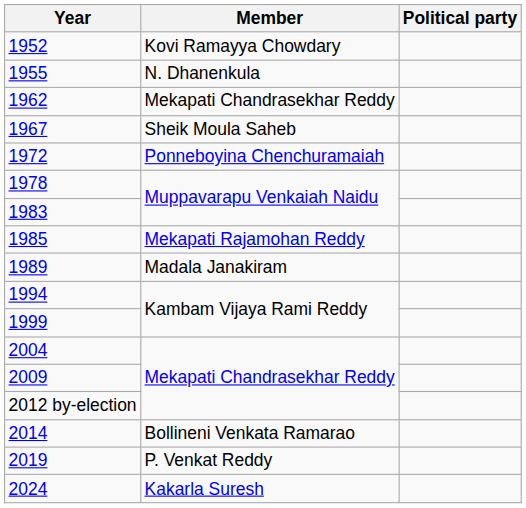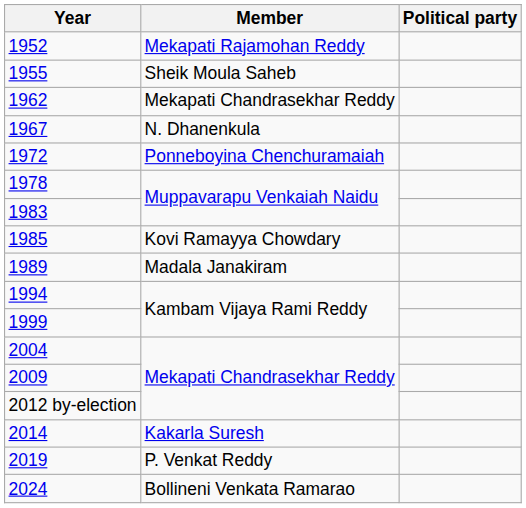(242, 45) Kovi Ramayya Chowdary -> (255, 45) Mekapati Rajamohan Reddy
(202, 73) N. Dhanenkula -> (220, 73) Sheik Moula Saheb
(220, 128) Sheik Moula Saheb -> (202, 128) N. Dhanenkula
(255, 239) Mekapati Rajamohan Reddy -> (242, 239) Kovi Ramayya Chowdary
(250, 433) Bollineni Venkata Ramarao -> (204, 433) Kakarla Suresh
(204, 488) Kakarla Suresh -> (250, 488) Bollineni Venkata Ramarao
